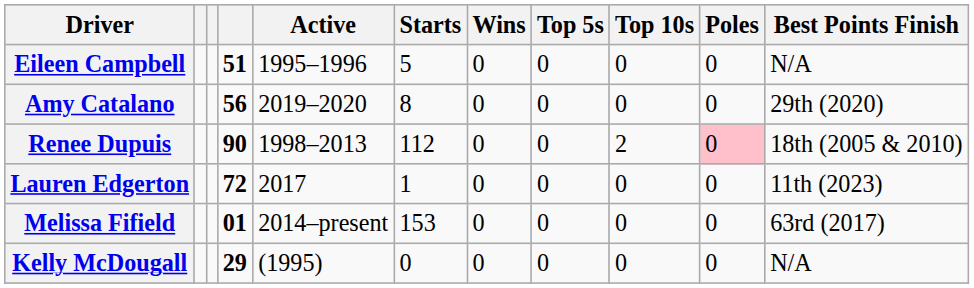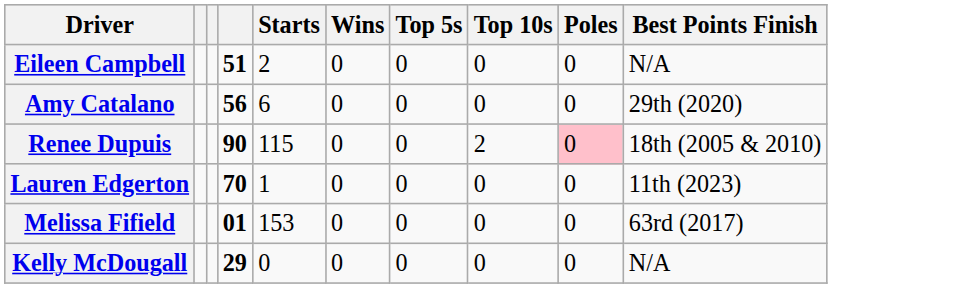- column: (323, 24)
(406, 64) 5 -> (264, 64) 2
(406, 104) 8 -> (264, 104) 6
(417, 144) 112 -> (276, 144) 115
(235, 184) 72 -> (235, 184) 70
